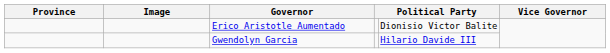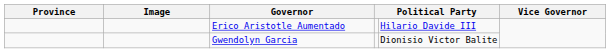(439, 26) Dionisio Victor Balite -> (428, 26) Hilario Davide III
(428, 40) Hilario Davide III -> (439, 40) Dionisio Victor Balite
